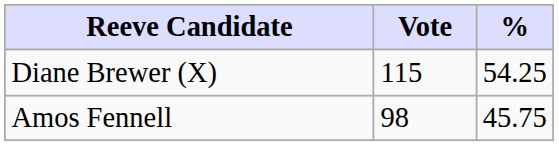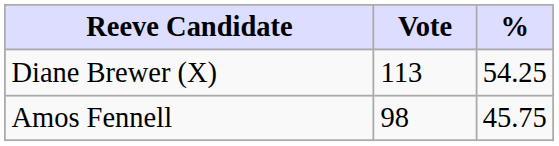(401, 72) 115 -> (401, 72) 113
